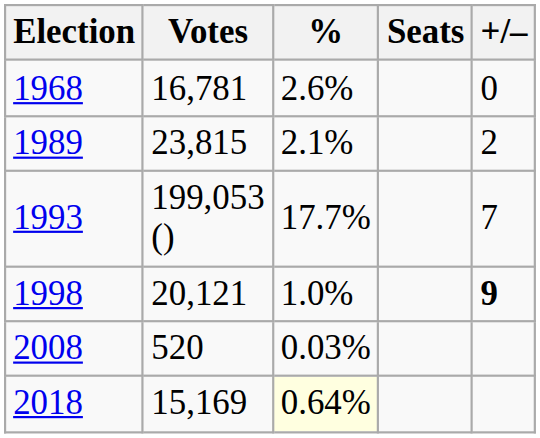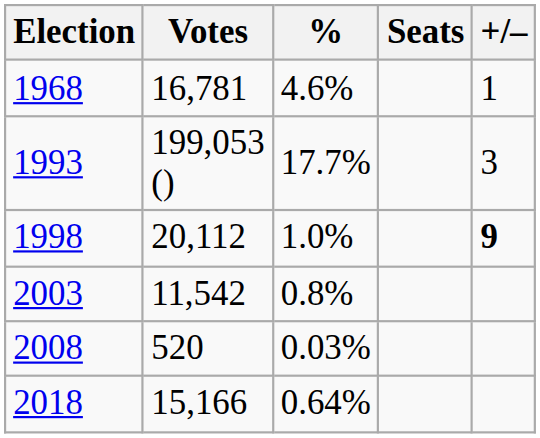(317, 87) 2.6% -> (317, 87) 4.6%
(489, 87) 0 -> (489, 87) 1
- row: (48, 142)
(489, 217) 7 -> (489, 162) 3
(199, 292) 20,121 -> (199, 237) 20,112
+ row: (48, 292)
(199, 403) 15,169 -> (199, 403) 15,166
(326, 403) lightyellow background -> (326, 403) no background
